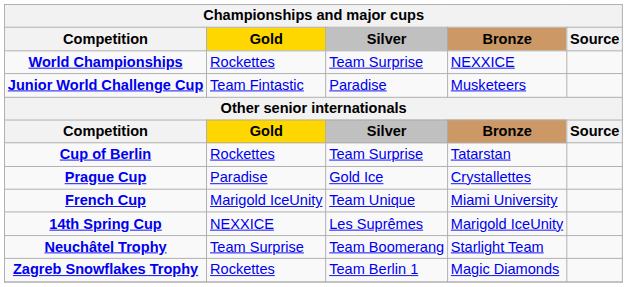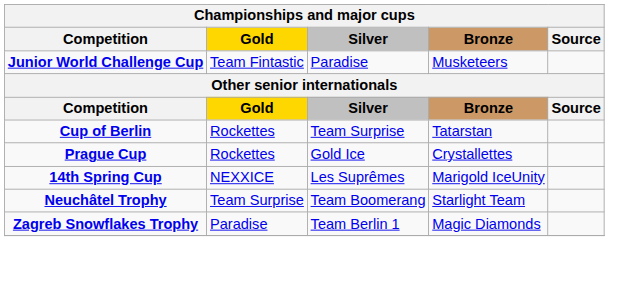- row: (106, 62)
(239, 177) Paradise -> (242, 154) Rockettes
- row: (106, 200)
(242, 270) Rockettes -> (239, 223) Paradise
